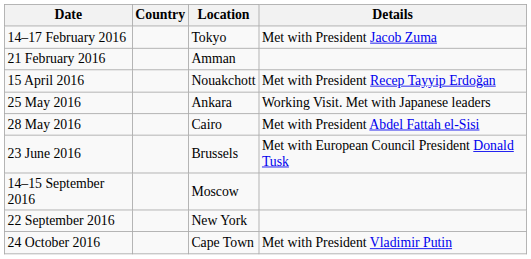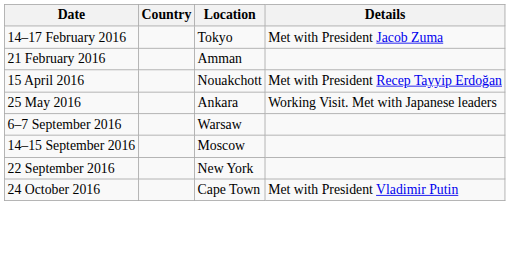- row: (44, 124)
- row: (44, 154)
+ row: (65, 124)
